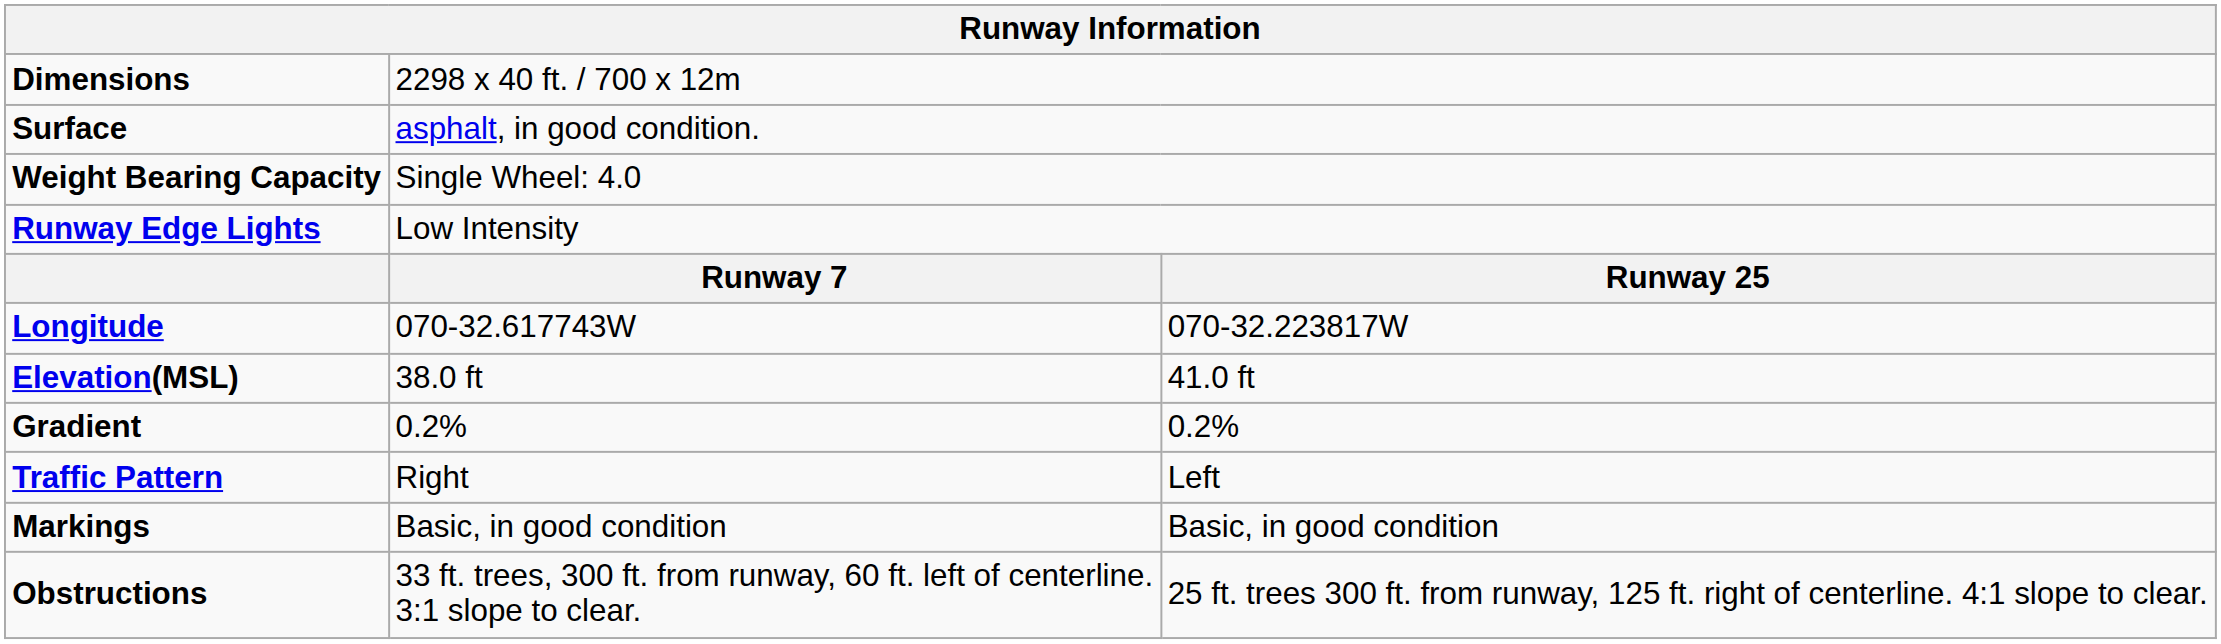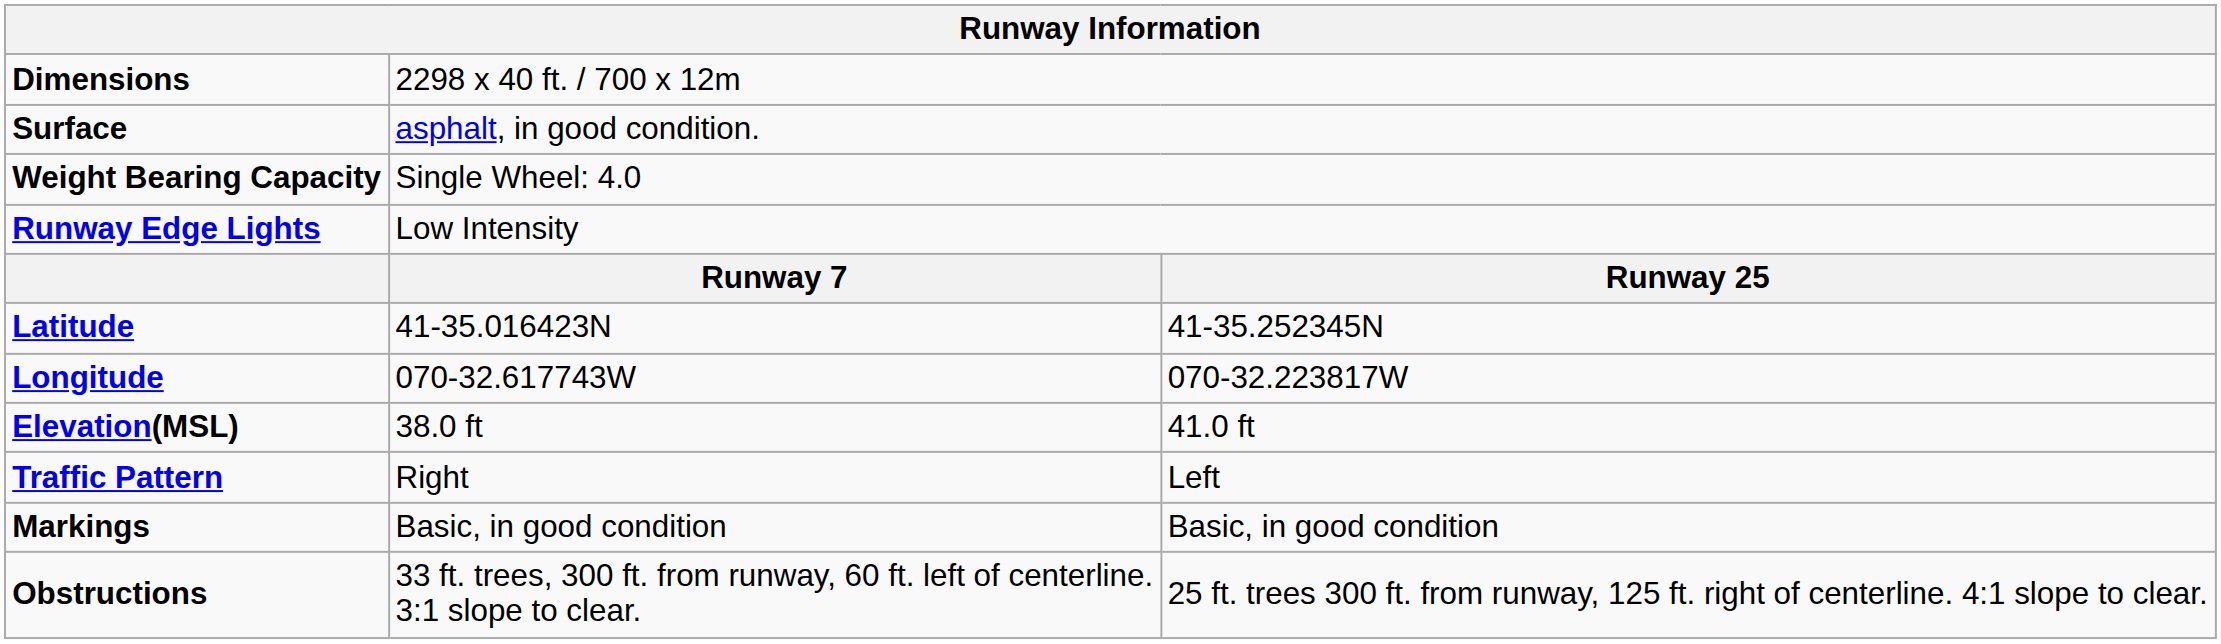+ row: (73, 327)
- row: (77, 427)
